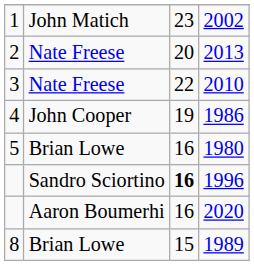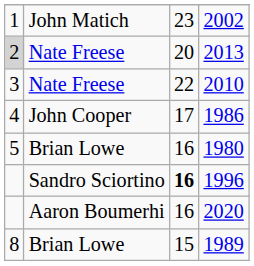(14, 52) no background -> (14, 52) lightgrey background
(184, 116) 19 -> (184, 116) 17
